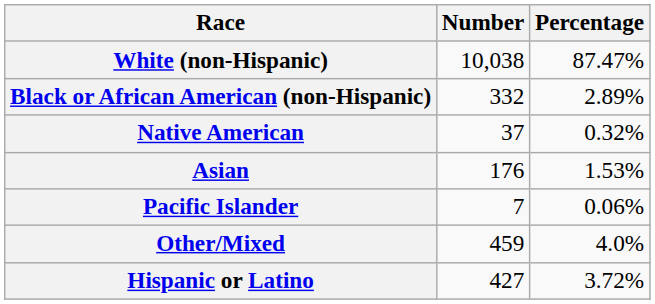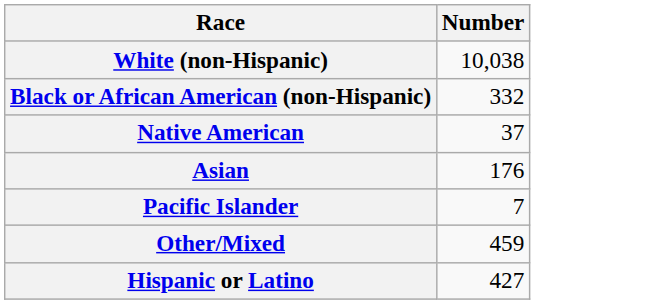- column: (590, 22)
